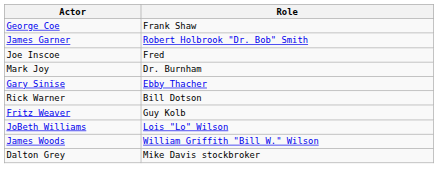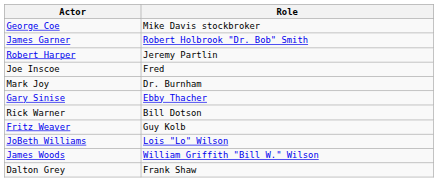(170, 26) Frank Shaw -> (202, 26) Mike Davis stockbroker
+ row: (41, 55)
(202, 156) Mike Davis stockbroker -> (170, 170) Frank Shaw
